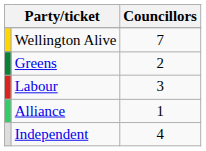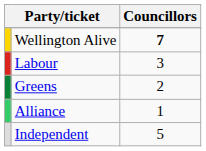(160, 39) normal -> (160, 39) bold
rows swapped: (36, 87) <-> (36, 63)
(160, 134) 4 -> (160, 134) 5
